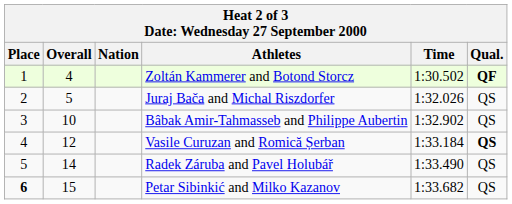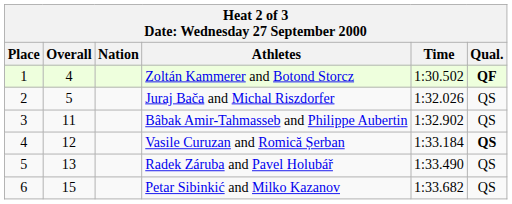(69, 120) 10 -> (69, 120) 11
(69, 165) 14 -> (69, 165) 13
(24, 187) bold -> (24, 187) normal
